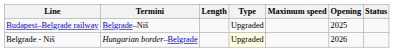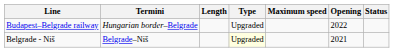(125, 25) Belgrade–Niš -> (150, 25) Hungarian border–Belgrade
(339, 25) 2025 -> (339, 25) 2022
(150, 40) Hungarian border–Belgrade -> (125, 40) Belgrade–Niš
(339, 39) 2026 -> (339, 39) 2021
